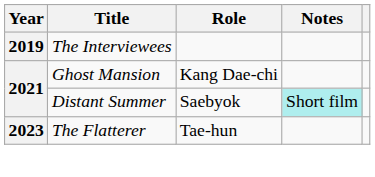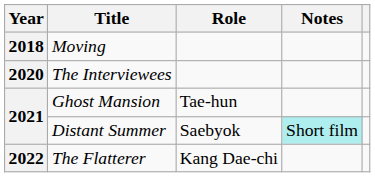+ row: (79, 46)
(26, 46) 2019 -> (26, 74) 2020
(229, 74) Kang Dae-chi -> (208, 102) Tae-hun
(26, 130) 2023 -> (26, 158) 2022
(208, 130) Tae-hun -> (229, 158) Kang Dae-chi
